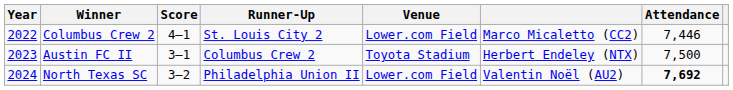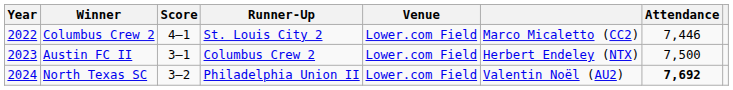(418, 55) Toyota Stadium -> (421, 55) Lower.com Field
